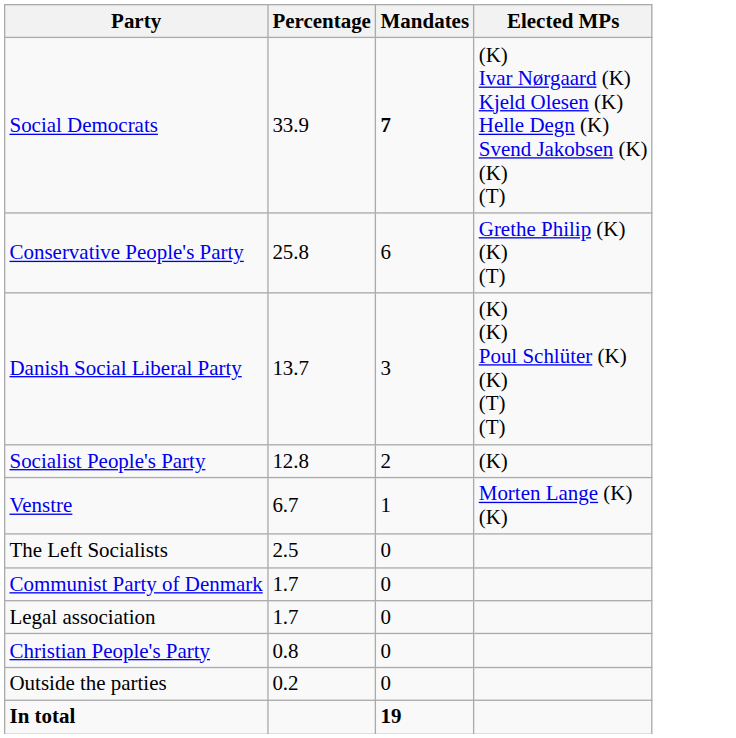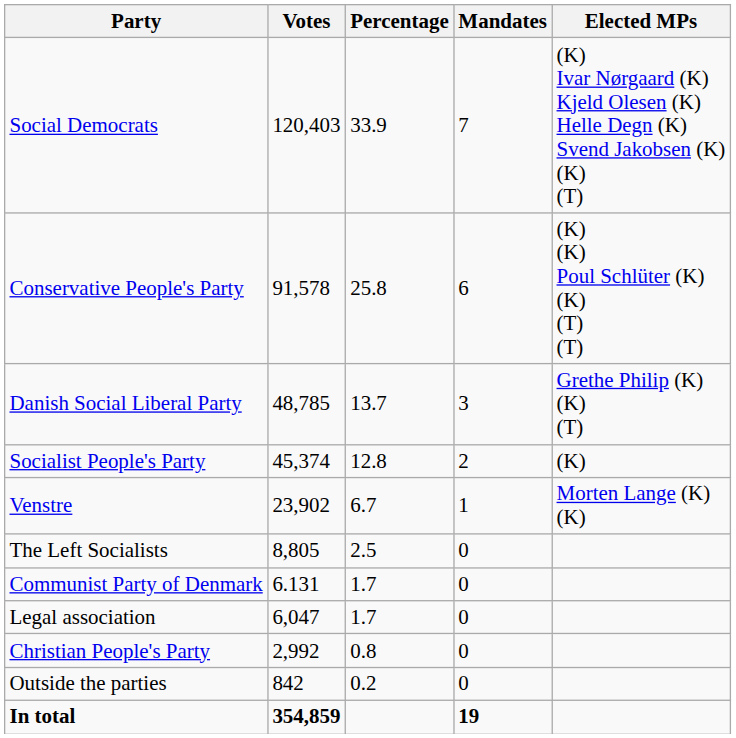+ column: (306, 21)
(386, 125) bold -> (464, 125) normal
(552, 252) Grethe Philip (K) (K) (T) -> (630, 288) (K) (K) Poul Schlüter (K) (K) (T) (T)
(553, 368) (K) (K) Poul Schlüter (K) (K) (T) (T) -> (630, 403) Grethe Philip (K) (K) (T)
